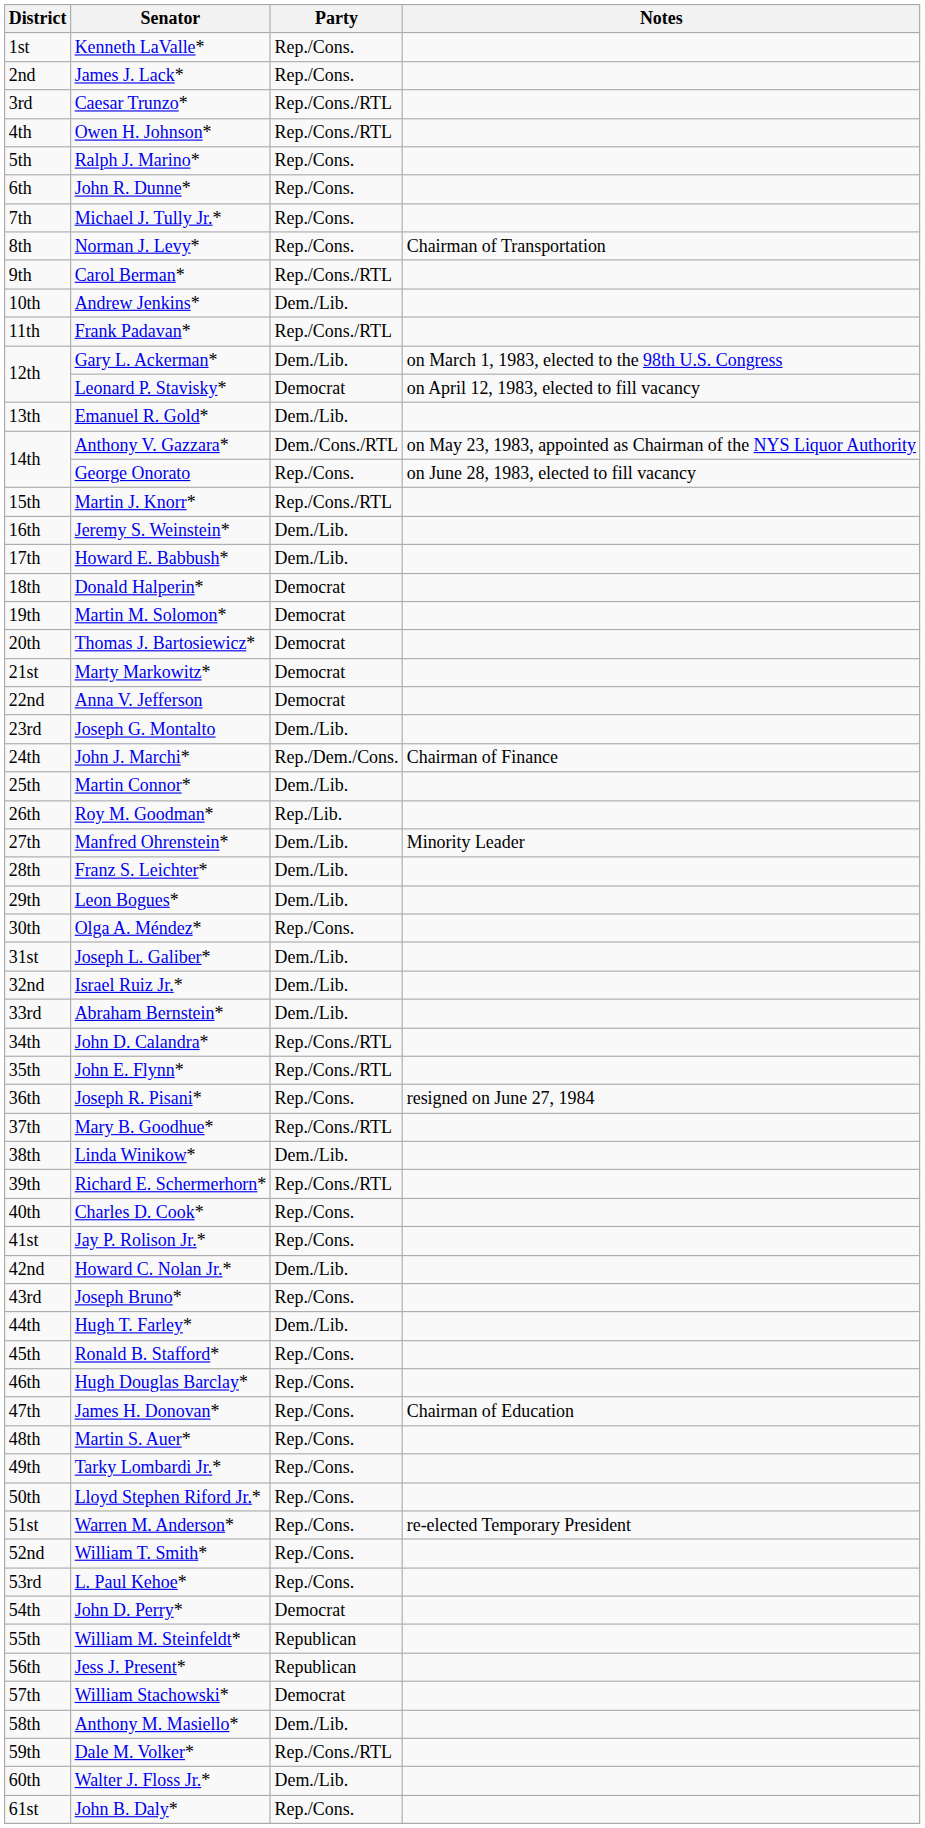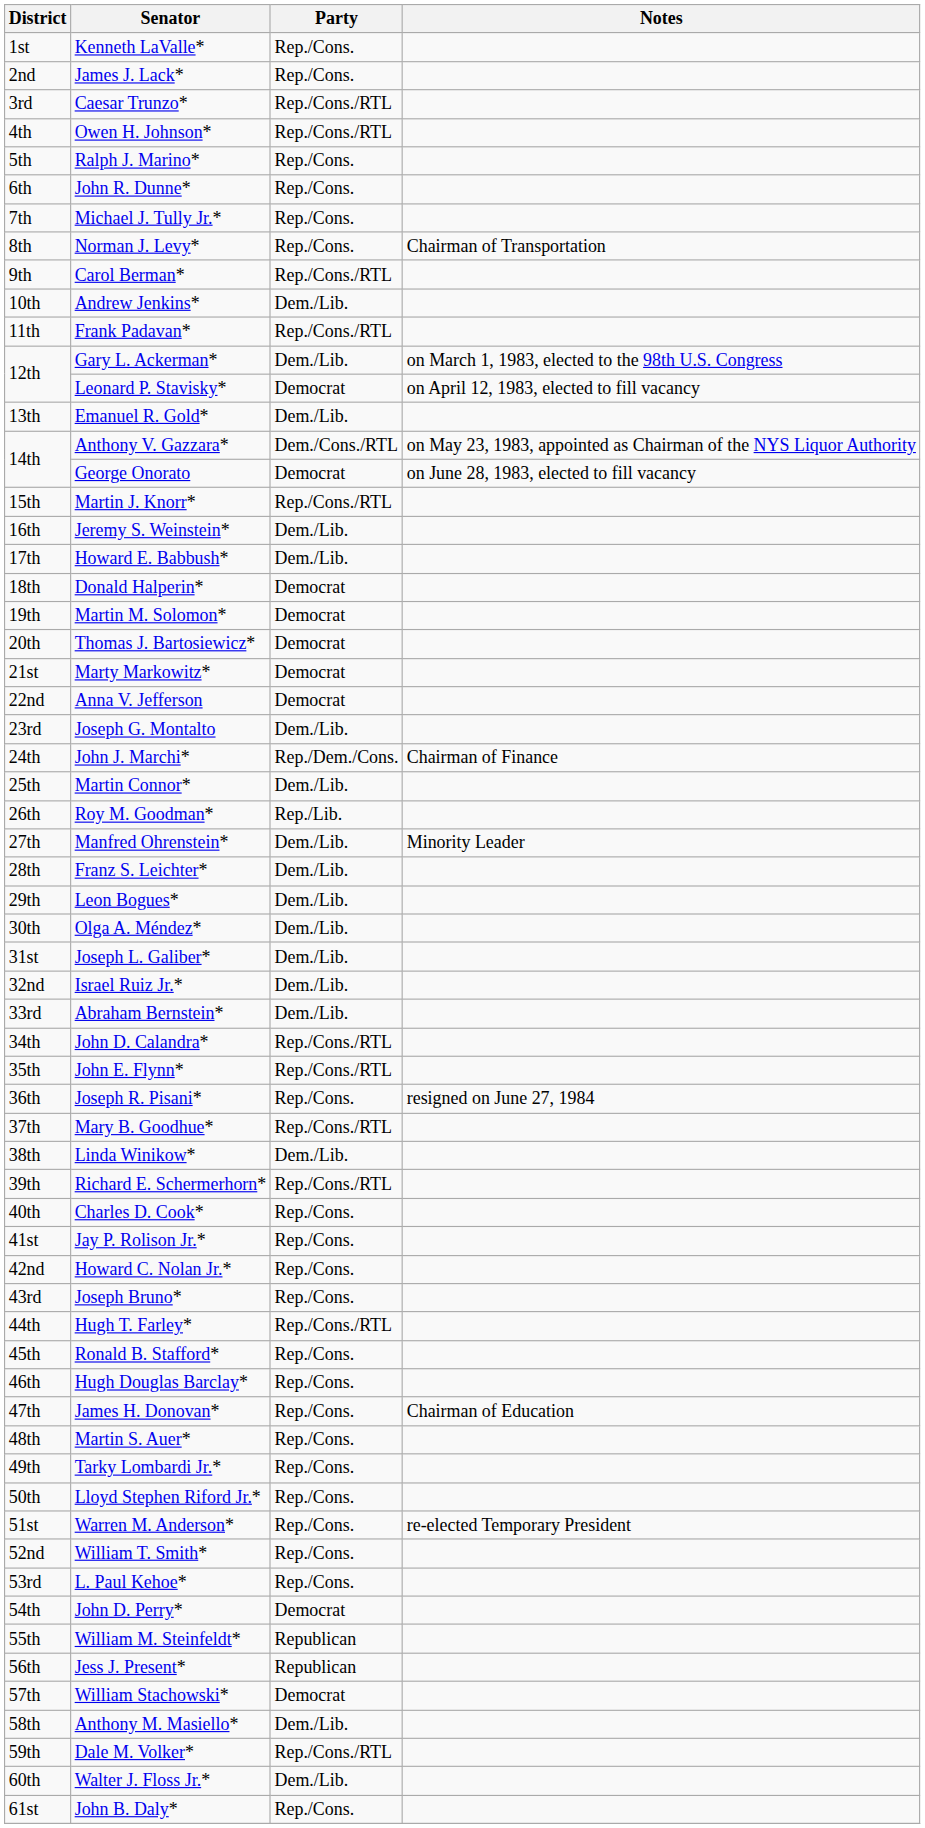(314, 473) Rep./Cons. -> (310, 473) Democrat
(314, 928) Rep./Cons. -> (311, 928) Dem./Lib.
(311, 1269) Dem./Lib. -> (314, 1269) Rep./Cons.
(311, 1326) Dem./Lib. -> (333, 1326) Rep./Cons./RTL
